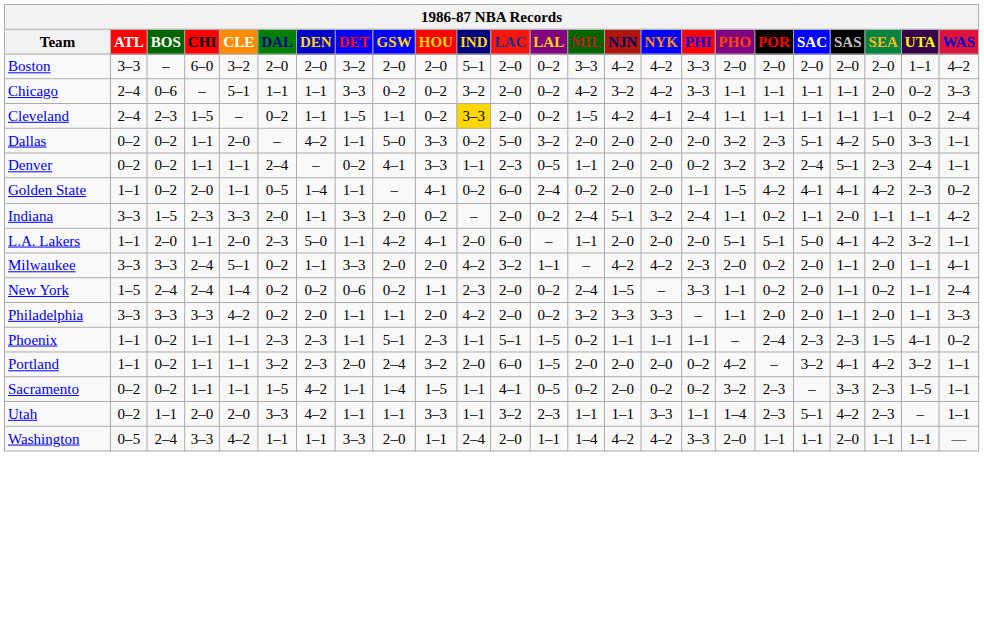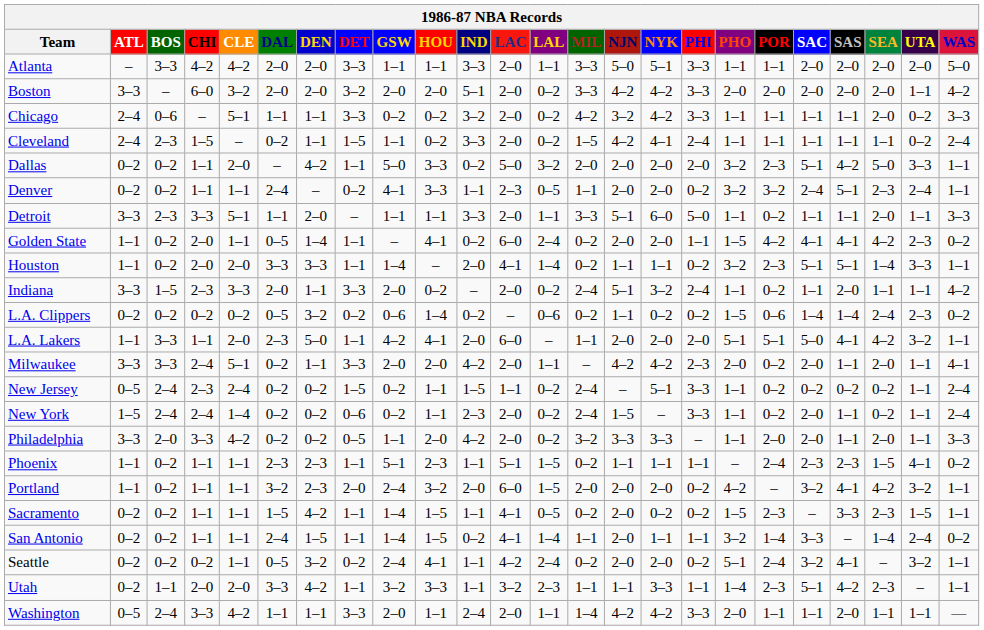+ row: (30, 66)
(474, 116) gold background -> (474, 141) no background
+ row: (29, 215)
+ row: (33, 265)
+ row: (49, 314)
(166, 240) 2–0 -> (166, 339) 3–3
(510, 265) 3–2 -> (510, 364) 2–0
+ row: (43, 389)
(166, 314) 3–3 -> (166, 438) 2–0
(316, 314) 2–0 -> (316, 438) 0–2
(354, 314) 1–1 -> (354, 438) 0–5
(735, 389) 3–2 -> (735, 513) 1–5
+ row: (45, 538)
+ row: (28, 562)
(394, 414) 1–1 -> (394, 587) 3–2
